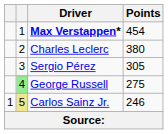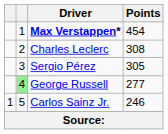(135, 48) 380 -> (135, 48) 308
(135, 84) 275 -> (135, 84) 277
(22, 102) khaki background -> (22, 102) no background
